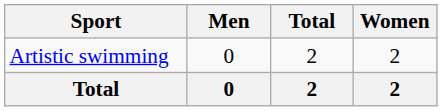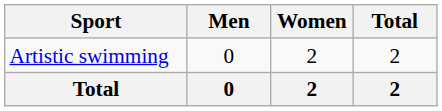columns swapped: (395, 21) <-> (312, 21)
